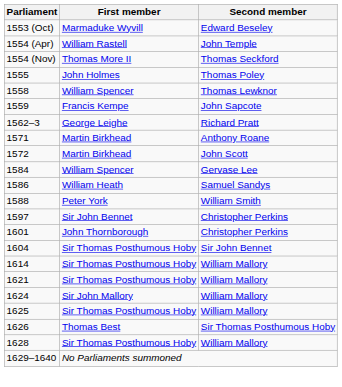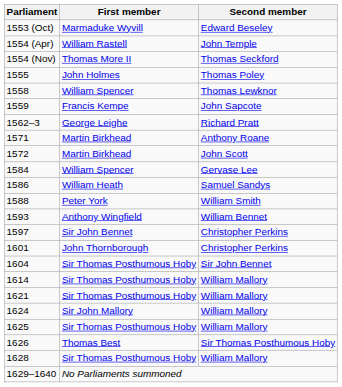+ row: (18, 216)
